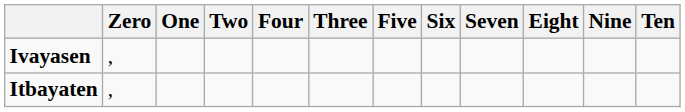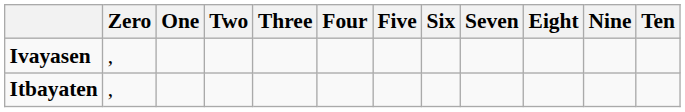columns swapped: (340, 21) <-> (281, 21)
